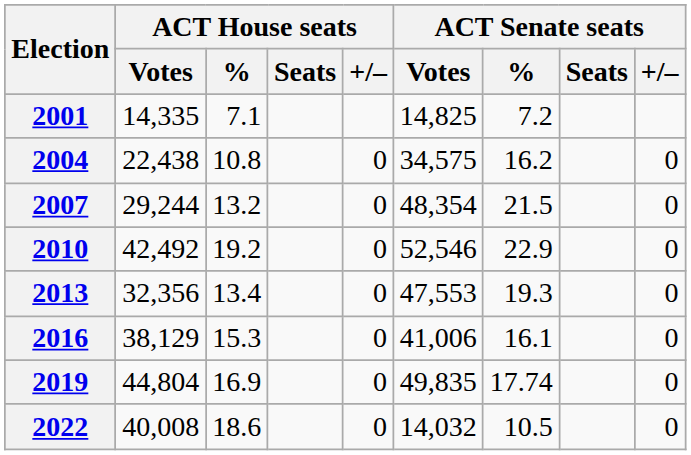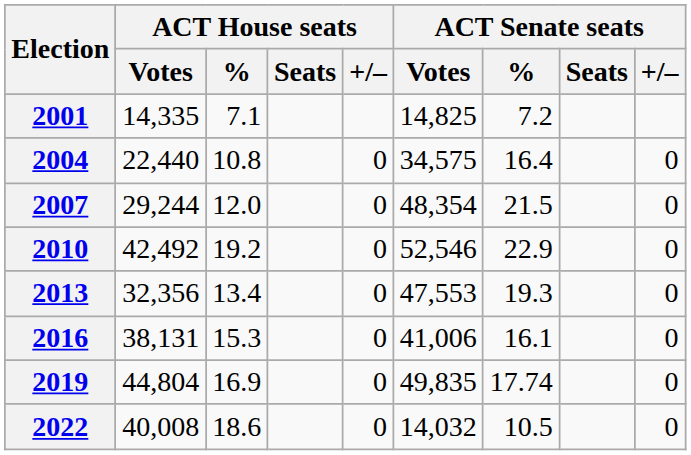(161, 159) 22,438 -> (161, 159) 22,440
(528, 159) 16.2 -> (528, 159) 16.4
(237, 204) 13.2 -> (237, 204) 12.0
(161, 337) 38,129 -> (161, 337) 38,131
